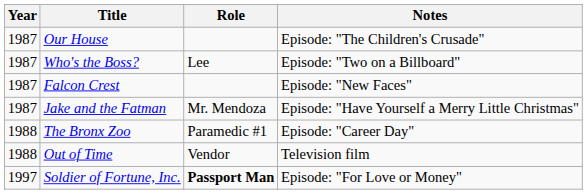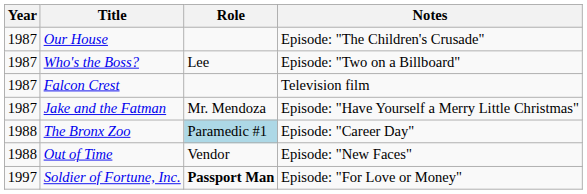(346, 85) Episode: "New Faces" -> (325, 85) Television film
(227, 131) no background -> (227, 131) lightblue background
(325, 154) Television film -> (346, 154) Episode: "New Faces"
